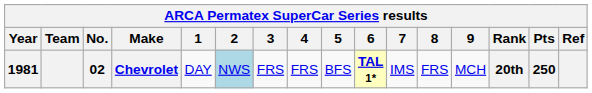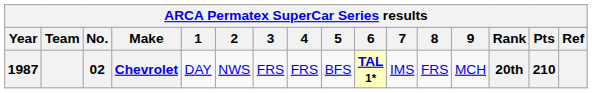(23, 69) 1981 -> (23, 69) 1987
(234, 69) lightblue background -> (234, 69) no background
(544, 69) 250 -> (544, 69) 210
